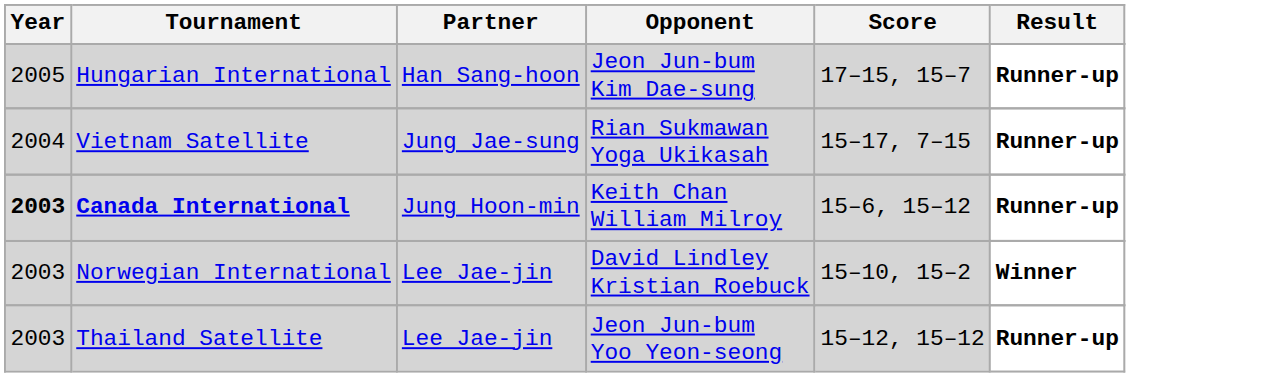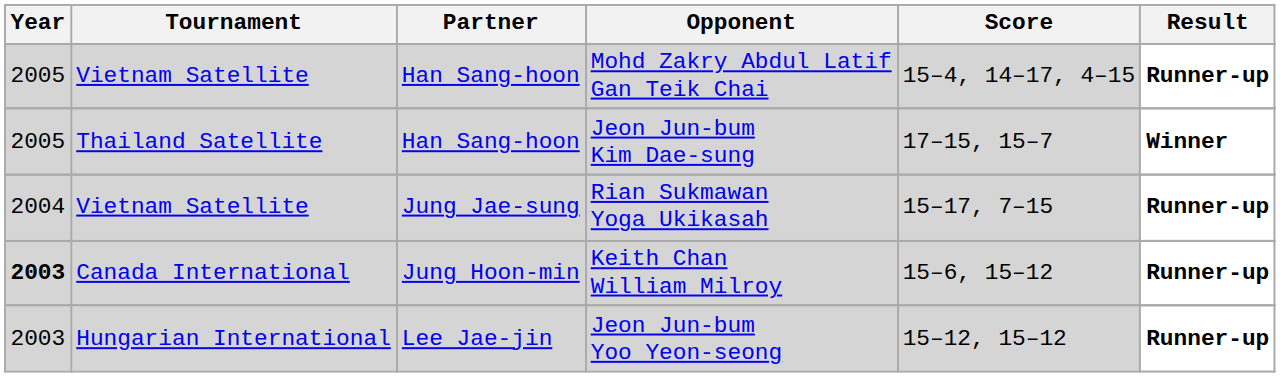+ row: (741, 76)
(234, 76) Hungarian International -> (199, 141) Thailand Satellite
(1057, 76) Runner-up -> (1187, 141) Winner
(213, 207) bold -> (213, 273) normal
- row: (700, 273)
(199, 338) Thailand Satellite -> (234, 338) Hungarian International
